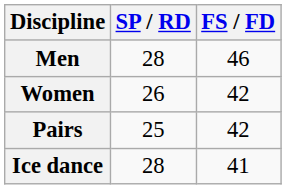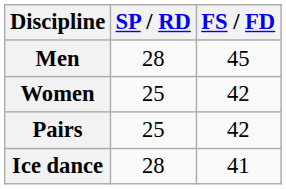(238, 58) 46 -> (238, 58) 45
(153, 93) 26 -> (153, 93) 25
